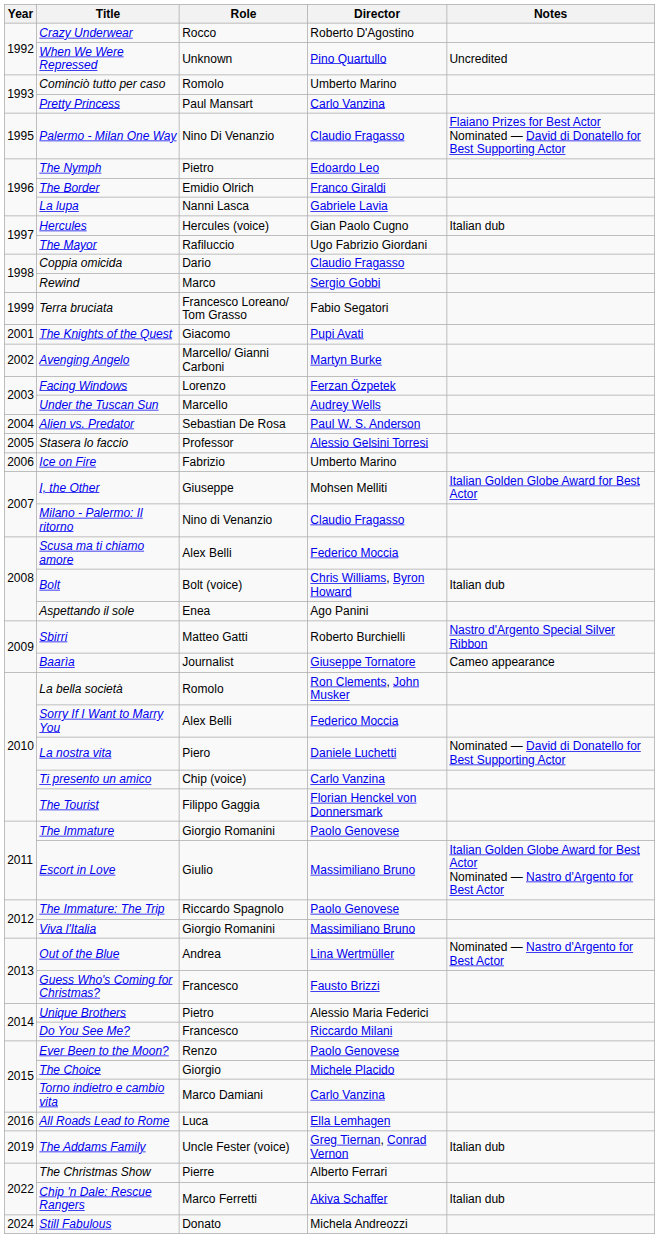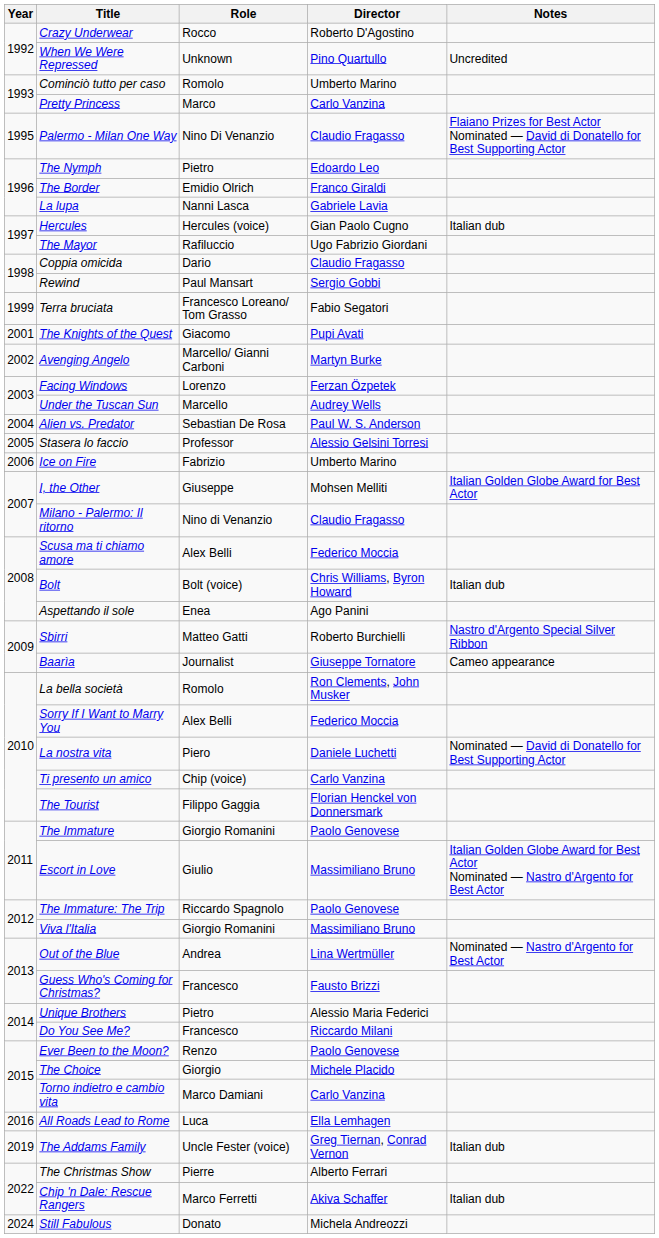(218, 103) Paul Mansart -> (199, 103) Marco
(199, 282) Marco -> (218, 282) Paul Mansart
